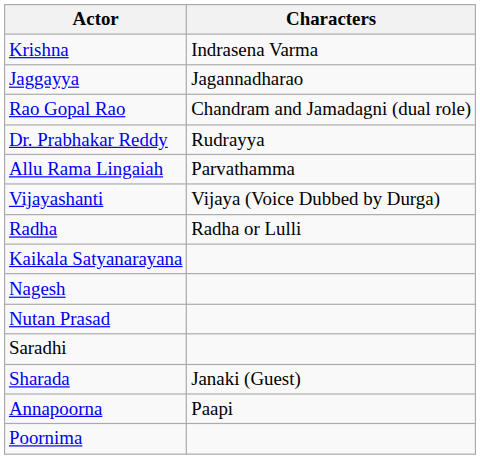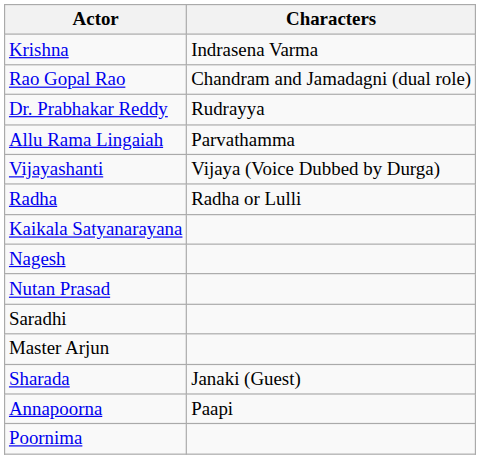- row: (44, 79)
+ row: (59, 348)
